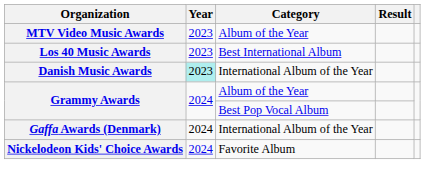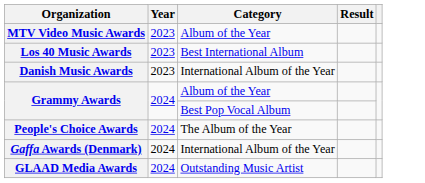(201, 71) paleturquoise background -> (163, 71) no background
+ row: (76, 129)
+ row: (76, 168)
- row: (95, 149)
